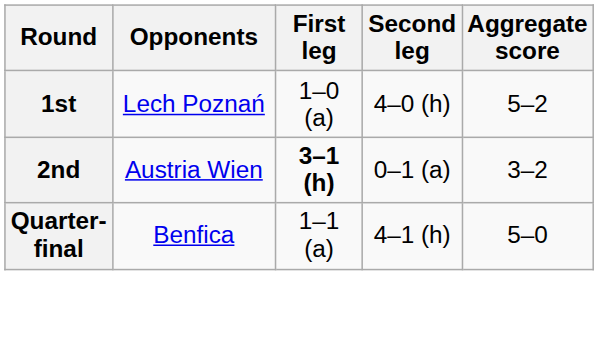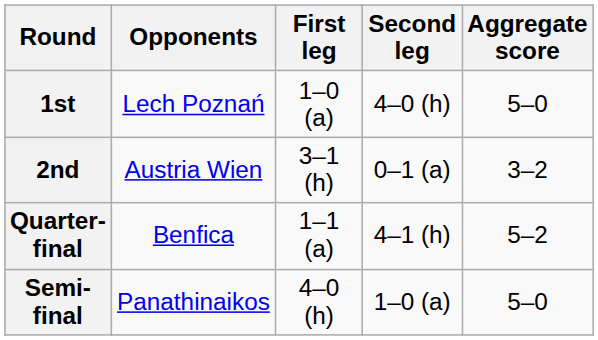(527, 103) 5–2 -> (527, 103) 5–0
(319, 169) bold -> (319, 169) normal
(527, 235) 5–0 -> (527, 235) 5–2
+ row: (58, 301)
